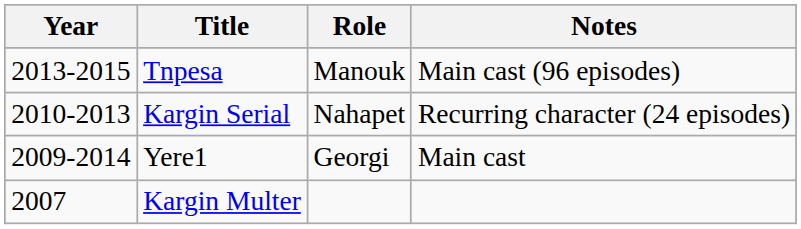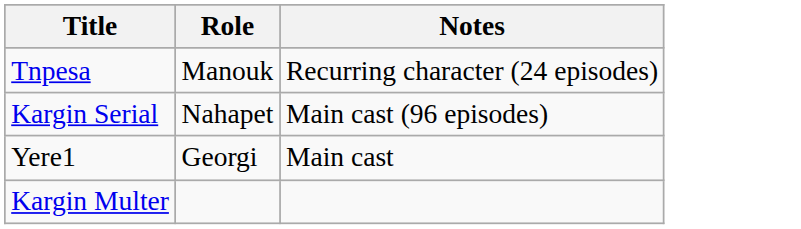- column: (71, 26)
(549, 69) Main cast (96 episodes) -> (472, 69) Recurring character (24 episodes)
(604, 113) Recurring character (24 episodes) -> (417, 113) Main cast (96 episodes)
